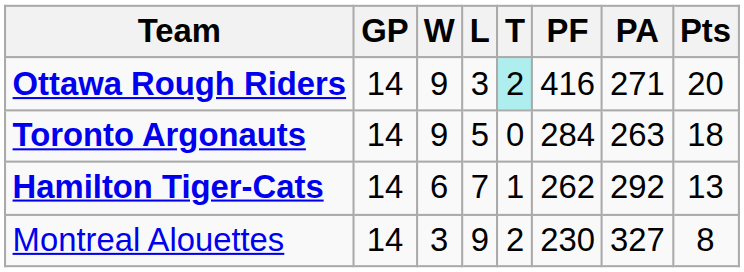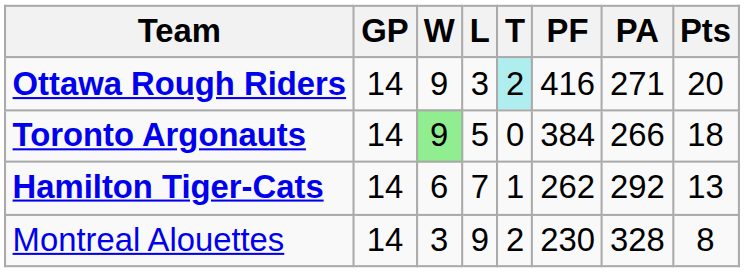(439, 135) no background -> (439, 135) lightgreen background
(568, 135) 284 -> (568, 135) 384
(637, 135) 263 -> (637, 135) 266
(637, 239) 327 -> (637, 239) 328
